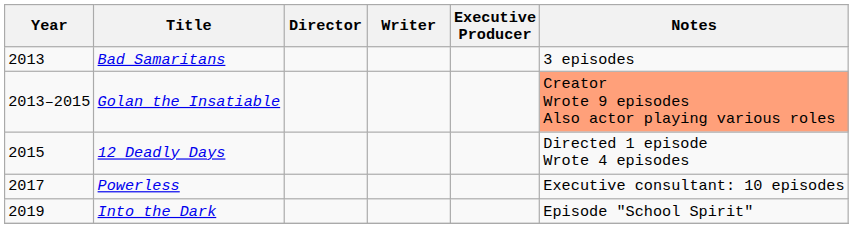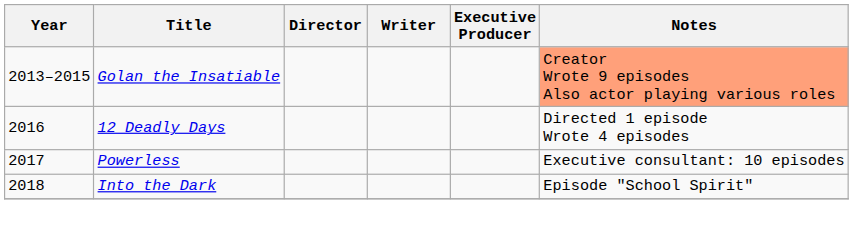- row: (161, 59)
(26, 153) 2015 -> (26, 128) 2016
(26, 211) 2019 -> (26, 186) 2018
